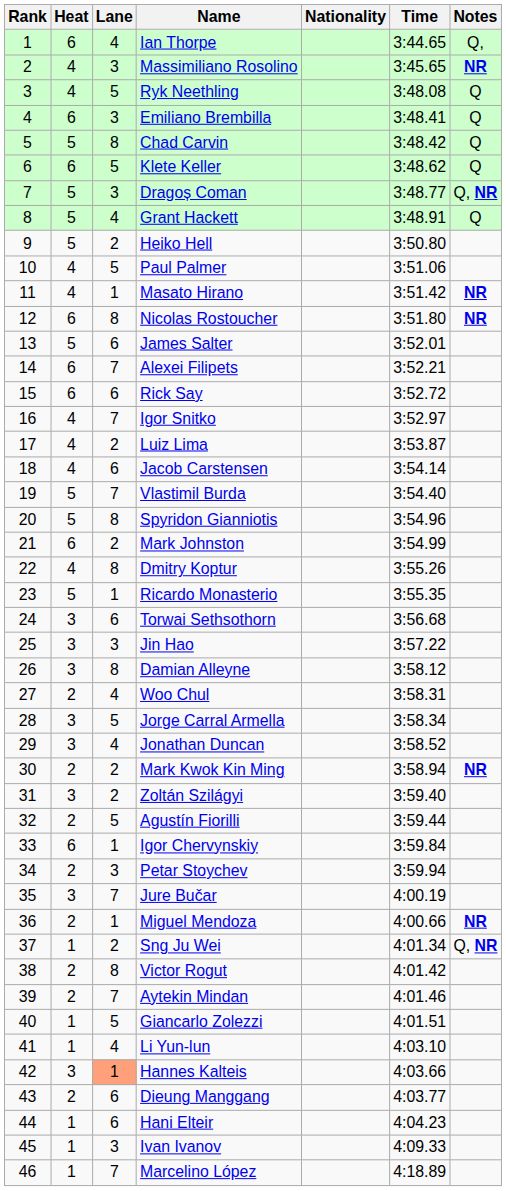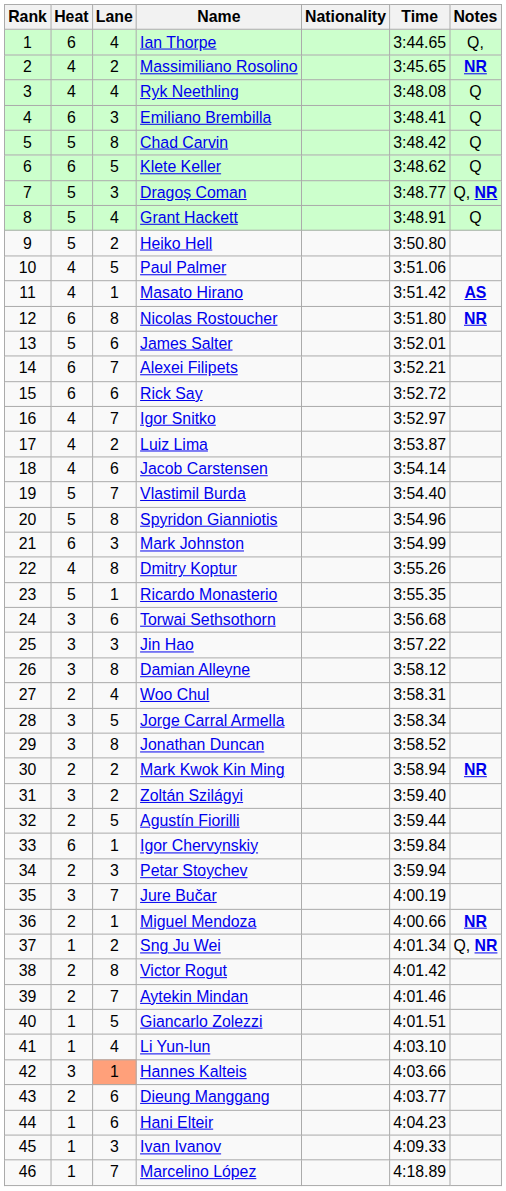(114, 67) 3 -> (114, 67) 2
(114, 92) 5 -> (114, 92) 4
(475, 293) NR -> (475, 293) AS
(114, 544) 2 -> (114, 544) 3
(114, 745) 4 -> (114, 745) 8
